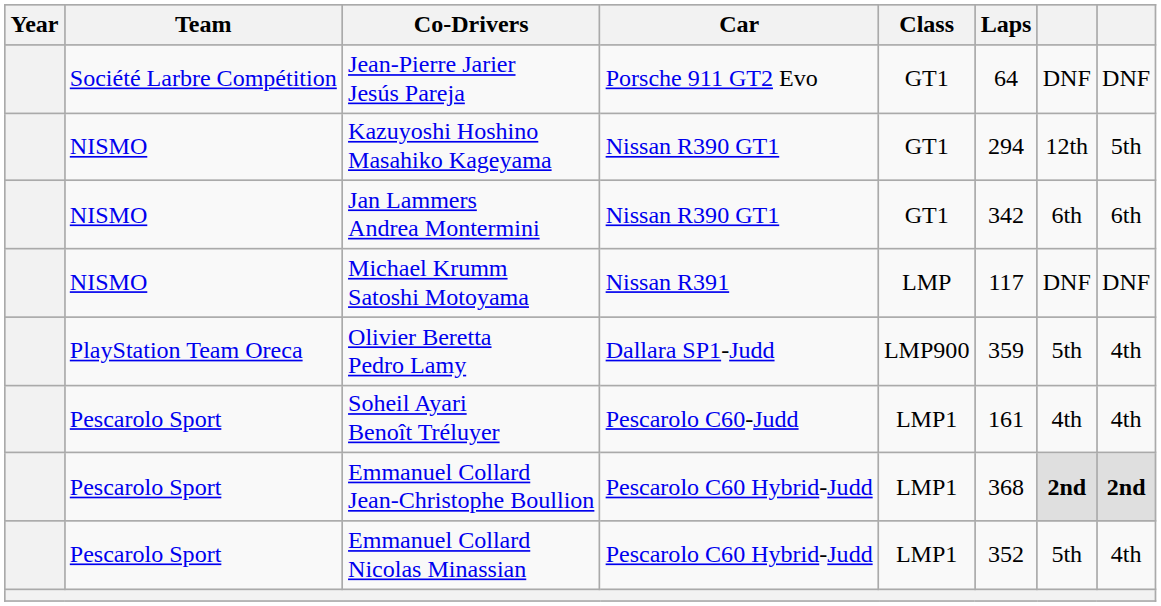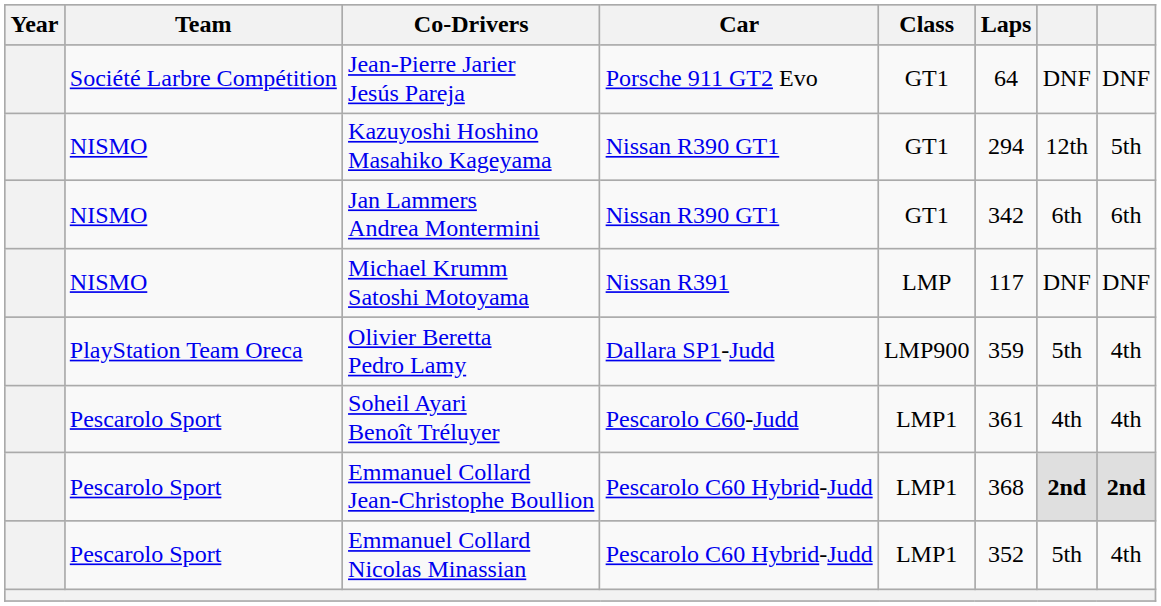(1006, 418) 161 -> (1006, 418) 361
